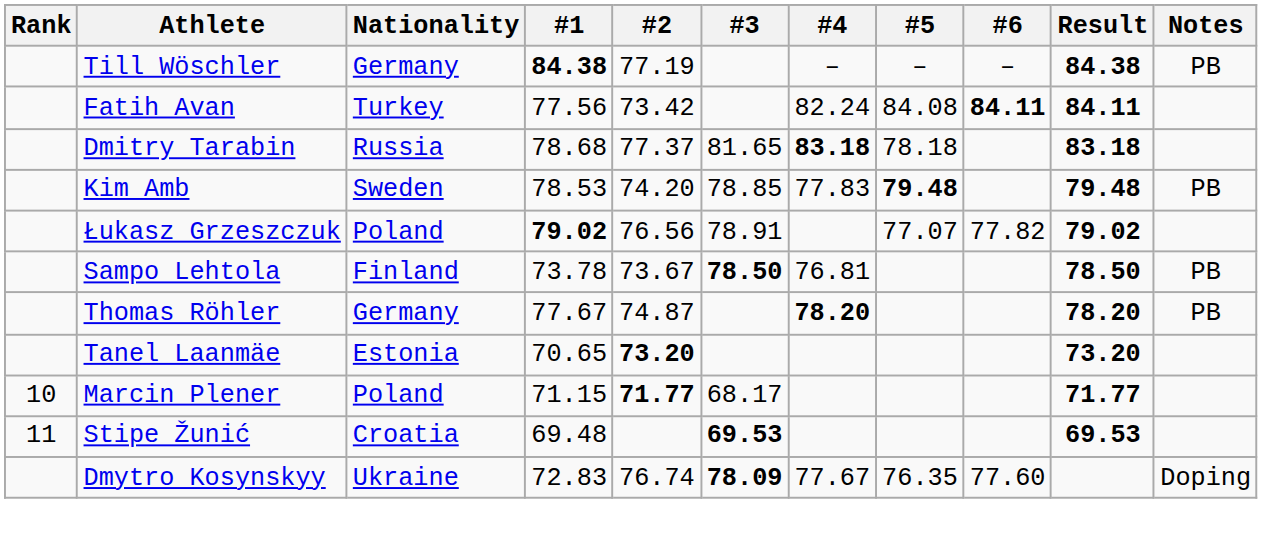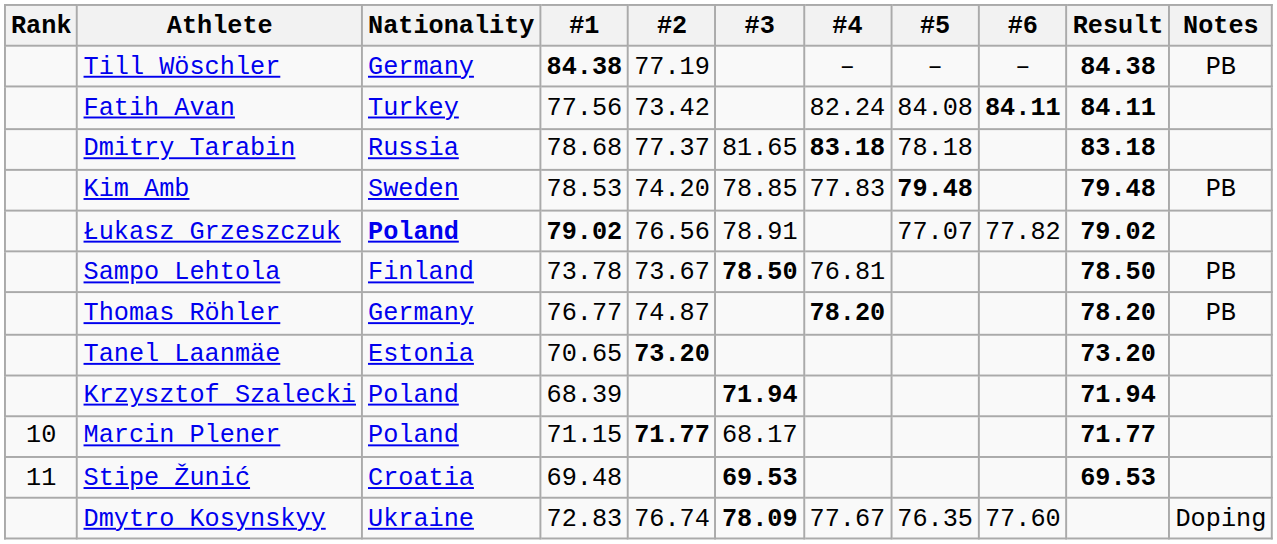(398, 231) normal -> (413, 231) bold
(569, 313) 77.67 -> (584, 313) 76.77
+ row: (220, 395)
